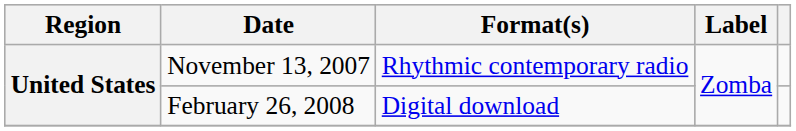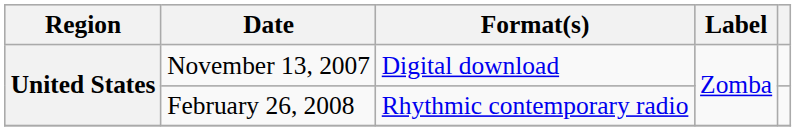(535, 65) Rhythmic contemporary radio -> (470, 65) Digital download
(470, 105) Digital download -> (535, 105) Rhythmic contemporary radio
